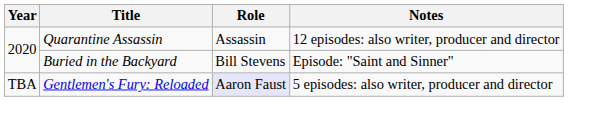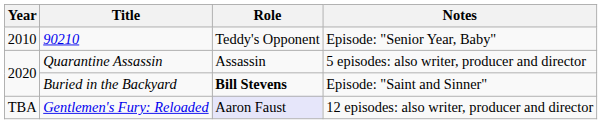+ row: (61, 38)
(426, 38) 12 episodes: also writer, producer and director -> (456, 61) 5 episodes: also writer, producer and director
(250, 61) normal -> (251, 84) bold
(423, 84) 5 episodes: also writer, producer and director -> (460, 107) 12 episodes: also writer, producer and director
